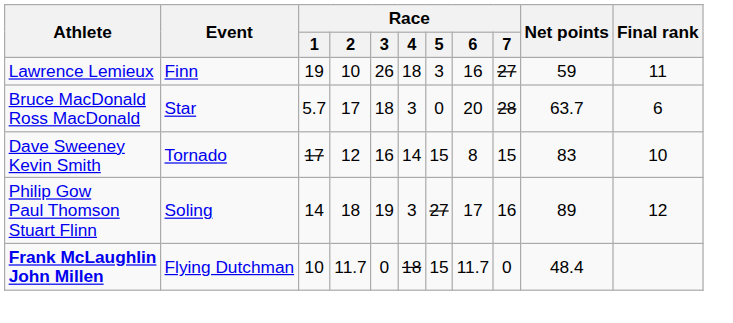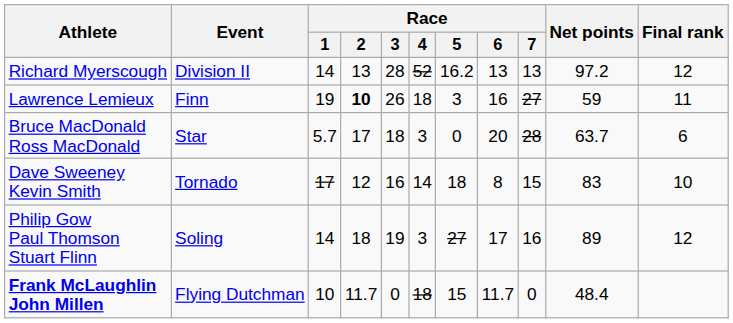+ row: (88, 72)
(350, 72) normal -> (361, 99) bold
(439, 155) 15 -> (457, 182) 18
